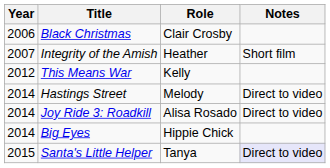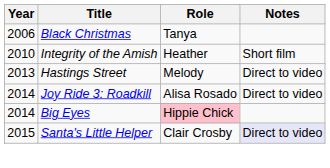(198, 34) Clair Crosby -> (180, 34) Tanya
(21, 53) 2007 -> (21, 53) 2010
- row: (86, 73)
(21, 93) 2014 -> (21, 73) 2013
(198, 133) no background -> (198, 113) pink background
(180, 152) Tanya -> (198, 133) Clair Crosby
